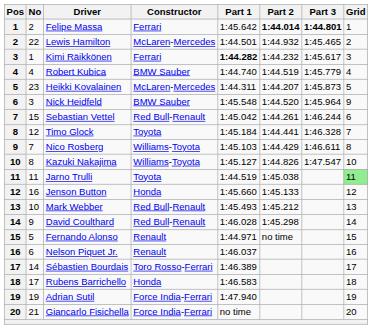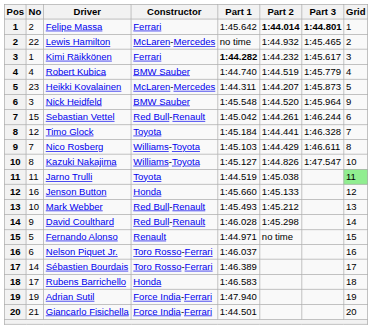(238, 41) 1:44.501 -> (235, 41) no time
(150, 252) Renault -> (173, 252) Toro Rosso-Ferrari
(235, 312) no time -> (238, 312) 1:44.501
